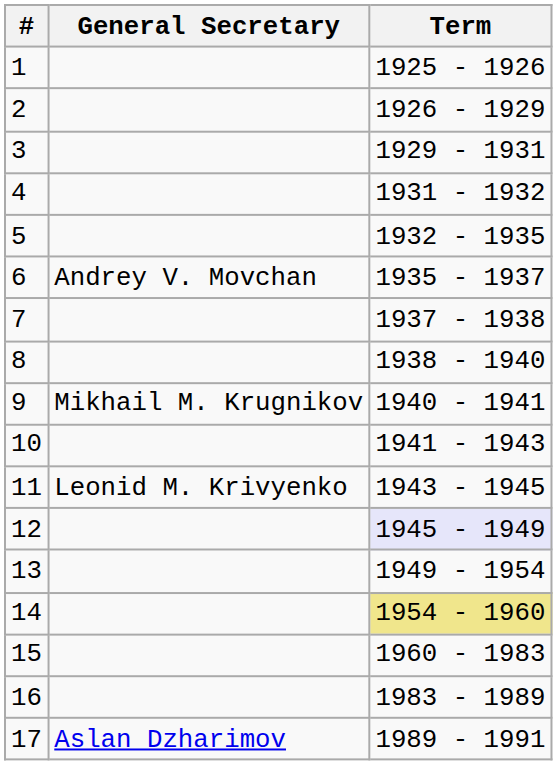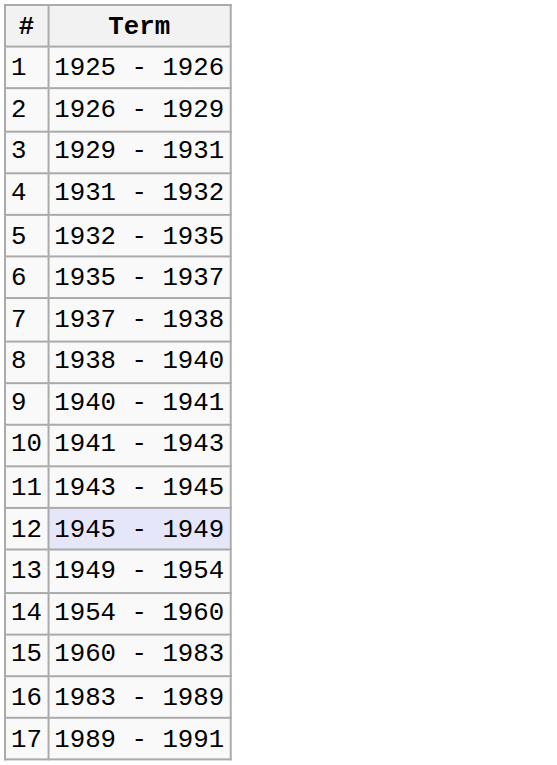- column: (209, 26)
(460, 613) khaki background -> (139, 613) no background
